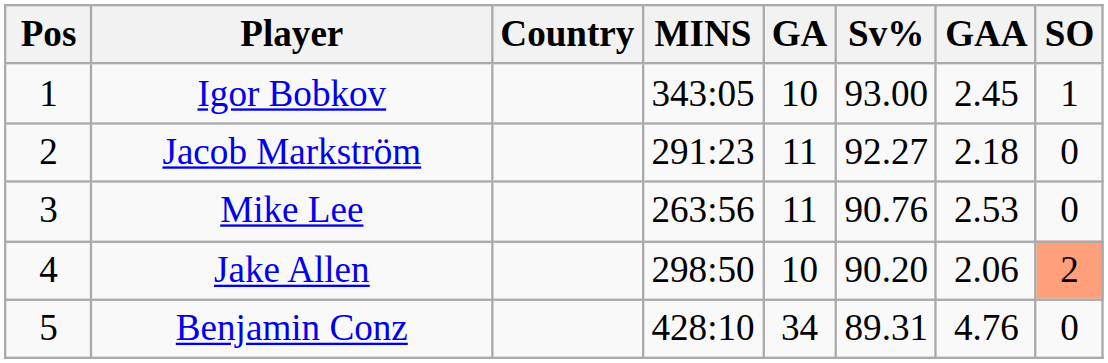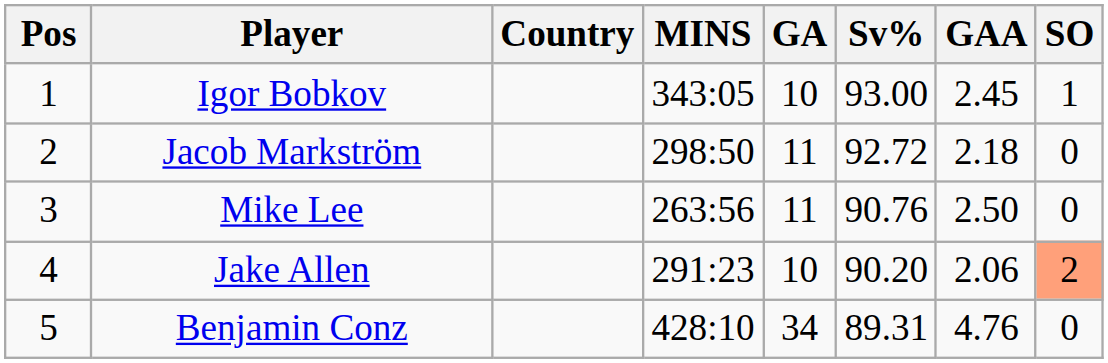(703, 151) 291:23 -> (703, 151) 298:50
(886, 151) 92.27 -> (886, 151) 92.72
(986, 210) 2.53 -> (986, 210) 2.50
(703, 269) 298:50 -> (703, 269) 291:23
